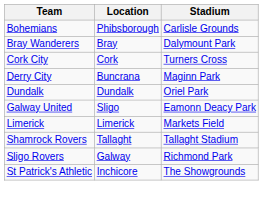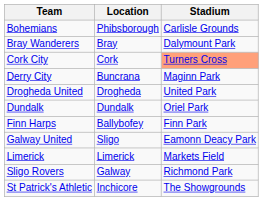(195, 60) no background -> (195, 60) lightsalmon background
+ row: (45, 92)
+ row: (31, 124)
- row: (47, 140)
